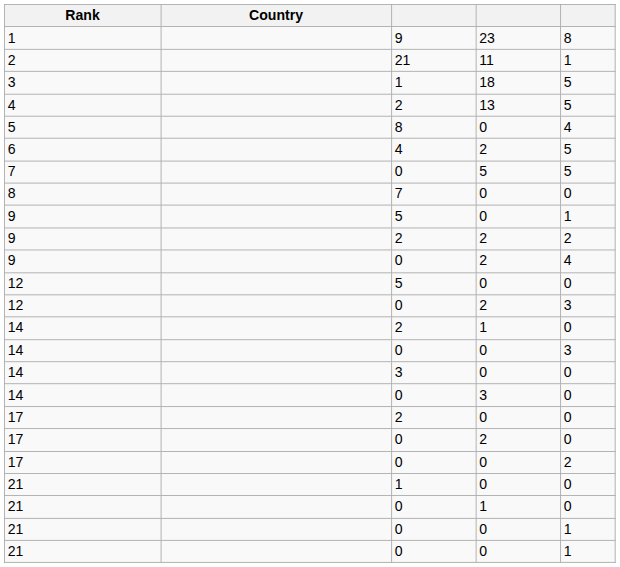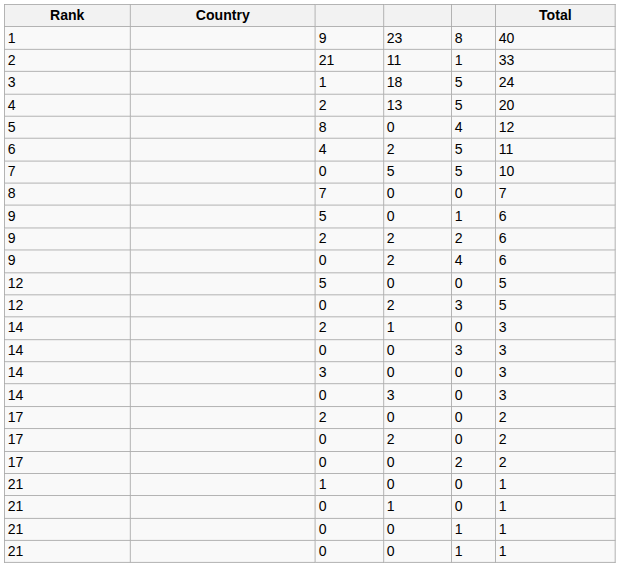+ column: (555, 15)
